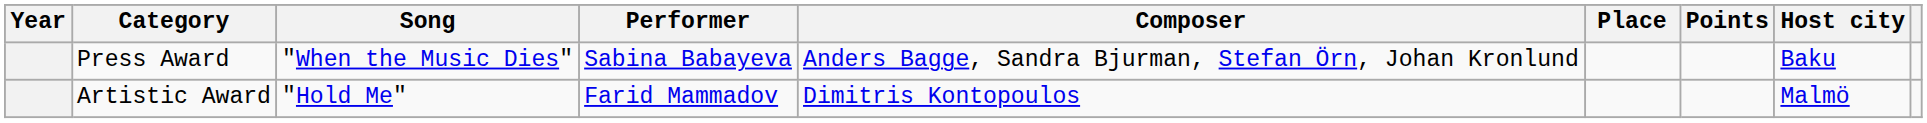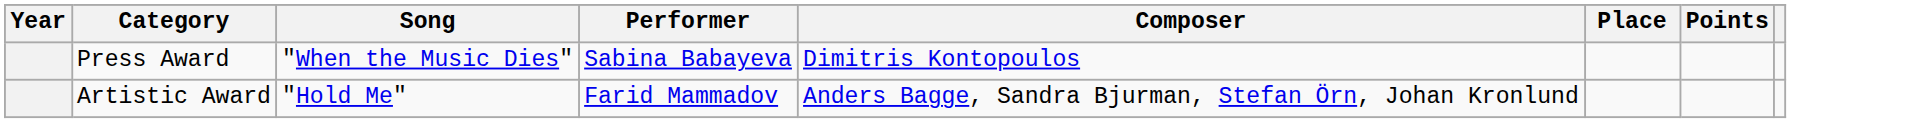- column: (1843, 24)
(1191, 61) Anders Bagge, Sandra Bjurman, Stefan Örn, Johan Kronlund -> (942, 61) Dimitris Kontopoulos
(942, 98) Dimitris Kontopoulos -> (1191, 98) Anders Bagge, Sandra Bjurman, Stefan Örn, Johan Kronlund
